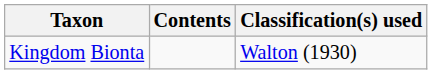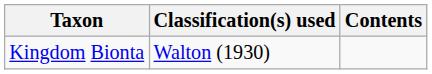columns swapped: (331, 20) <-> (192, 20)
